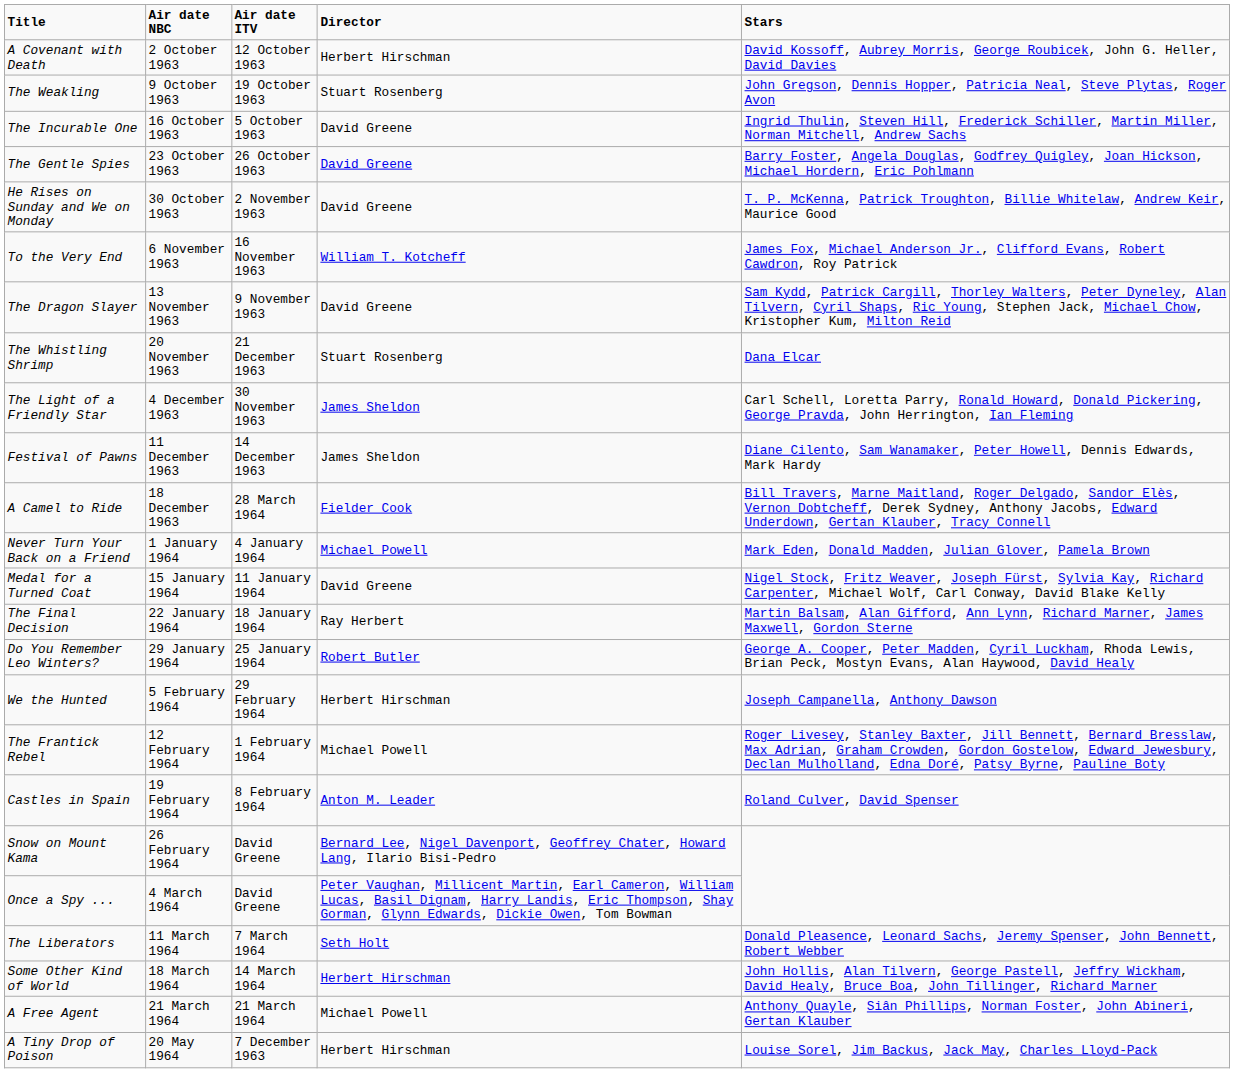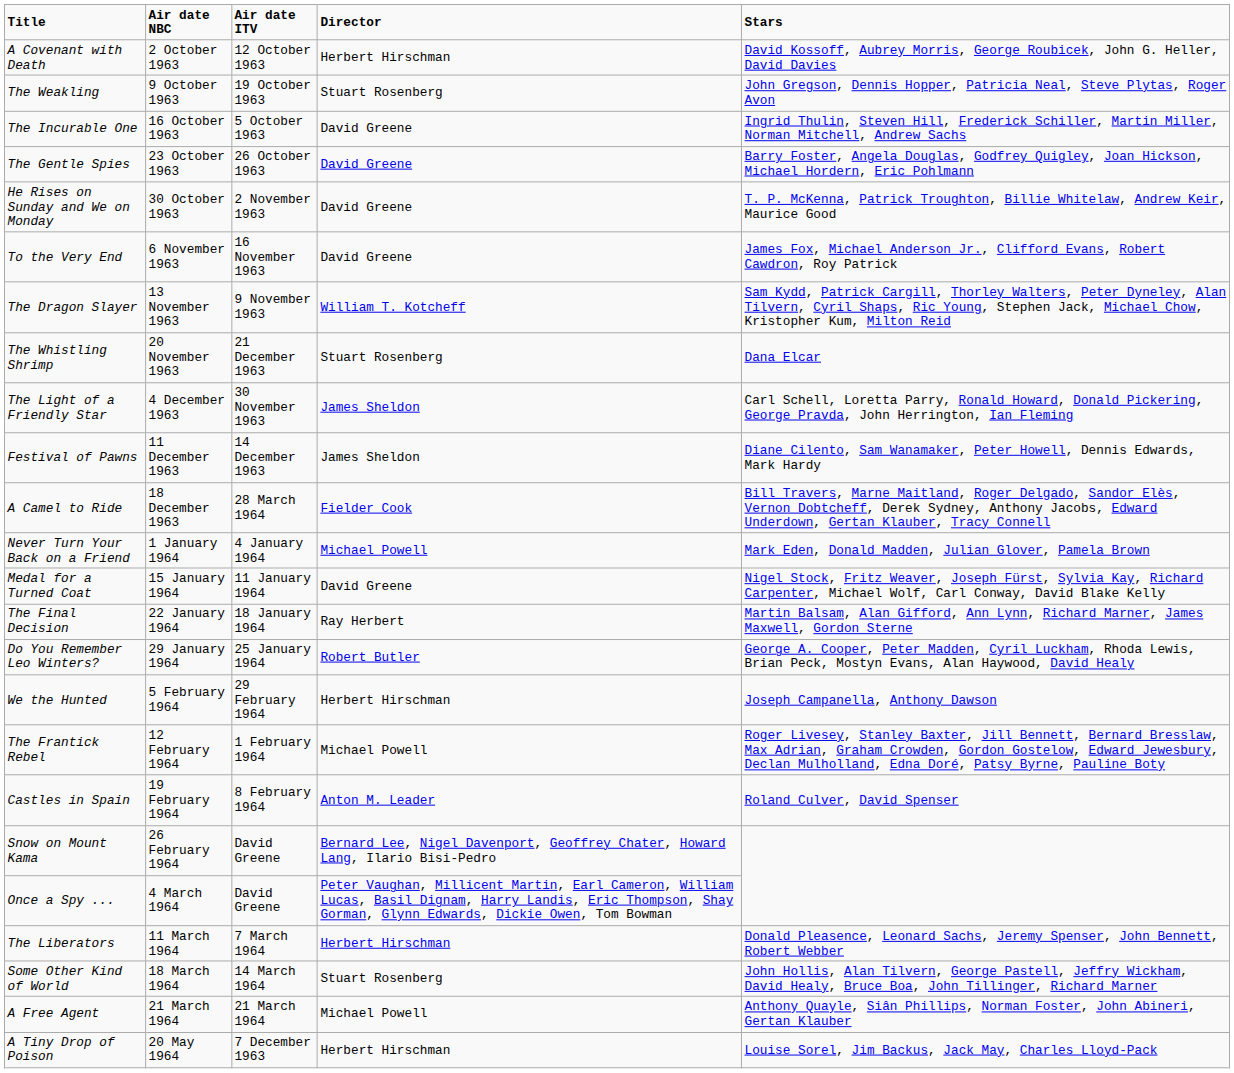(393, 257) William T. Kotcheff -> (366, 257) David Greene
(366, 307) David Greene -> (393, 307) William T. Kotcheff
(355, 943) Seth Holt -> (385, 943) Herbert Hirschman
(385, 979) Herbert Hirschman -> (382, 979) Stuart Rosenberg
